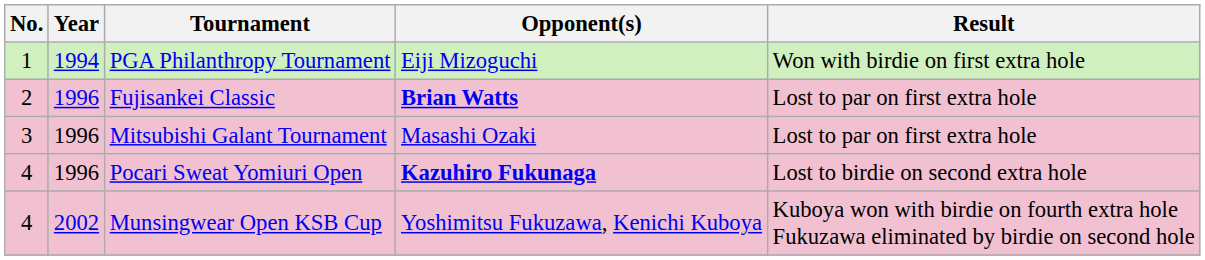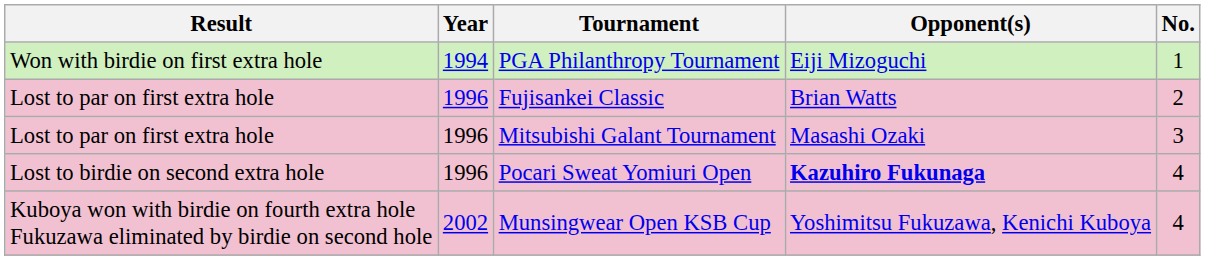columns swapped: (27, 23) <-> (984, 23)
(460, 98) bold -> (843, 98) normal
